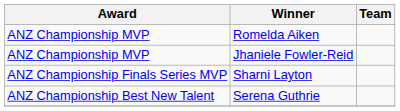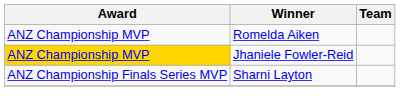(78, 55) no background -> (78, 55) gold background
- row: (276, 95)
